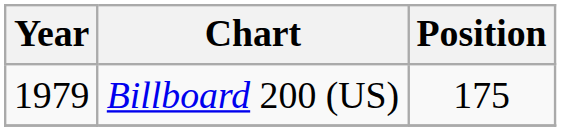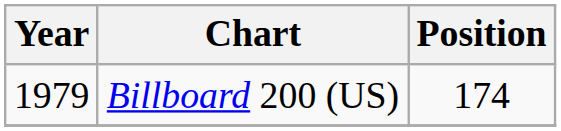(482, 94) 175 -> (482, 94) 174
